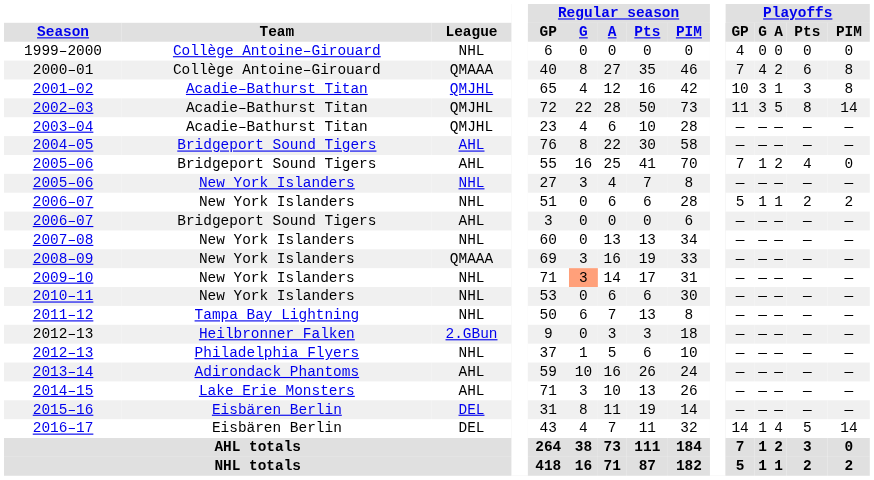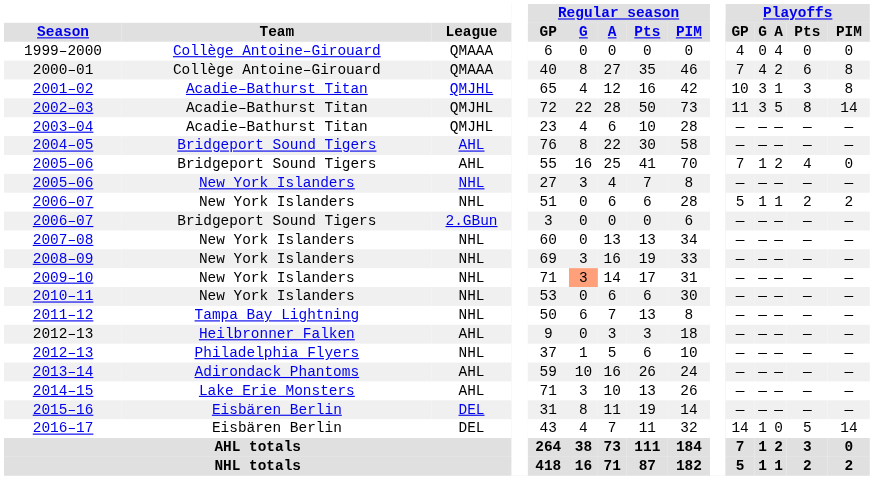(472, 51) NHL -> (472, 51) QMAAA
(779, 51) 0 -> (779, 51) 4
(472, 221) AHL -> (472, 221) 2.GBun
(472, 259) QMAAA -> (472, 259) NHL
(472, 334) 2.GBun -> (472, 334) AHL
(779, 429) 4 -> (779, 429) 0
